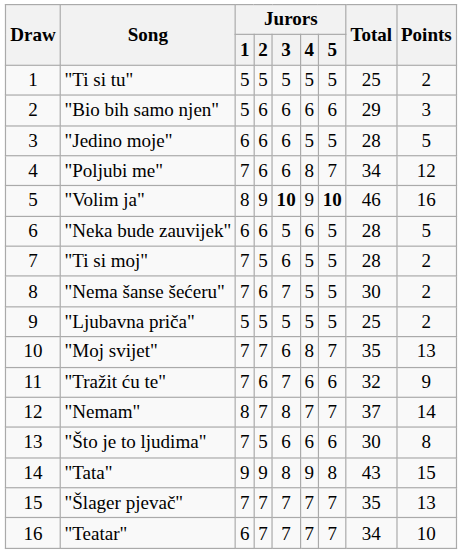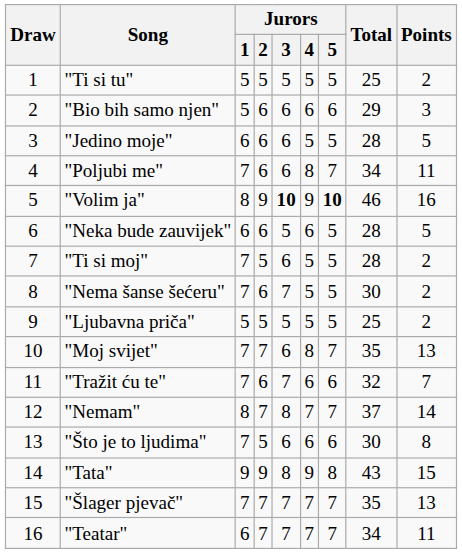(426, 170) 12 -> (426, 170) 11
(426, 381) 9 -> (426, 381) 7
(426, 532) 10 -> (426, 532) 11
